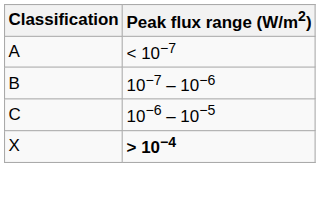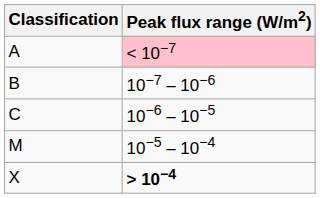(151, 51) no background -> (151, 51) pink background
+ row: (16, 146)
